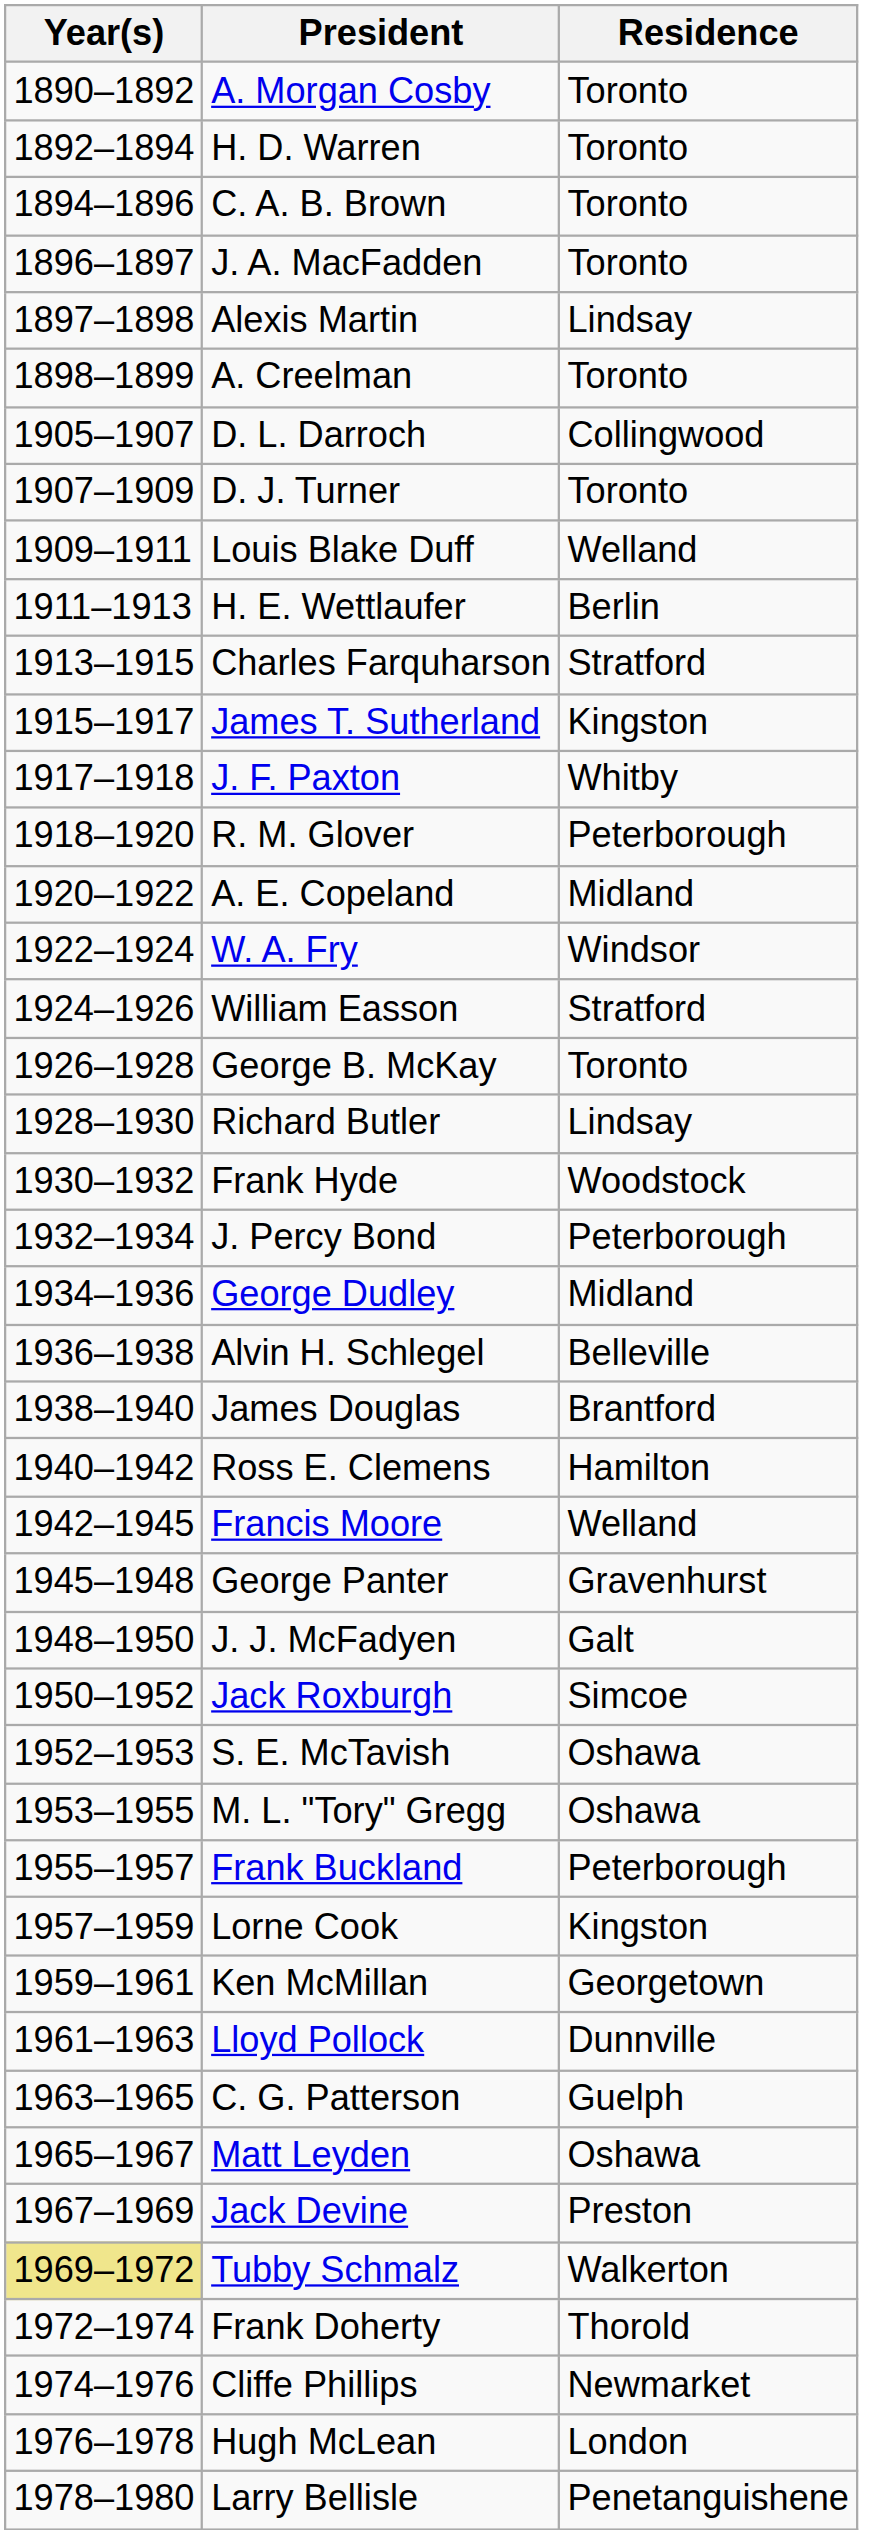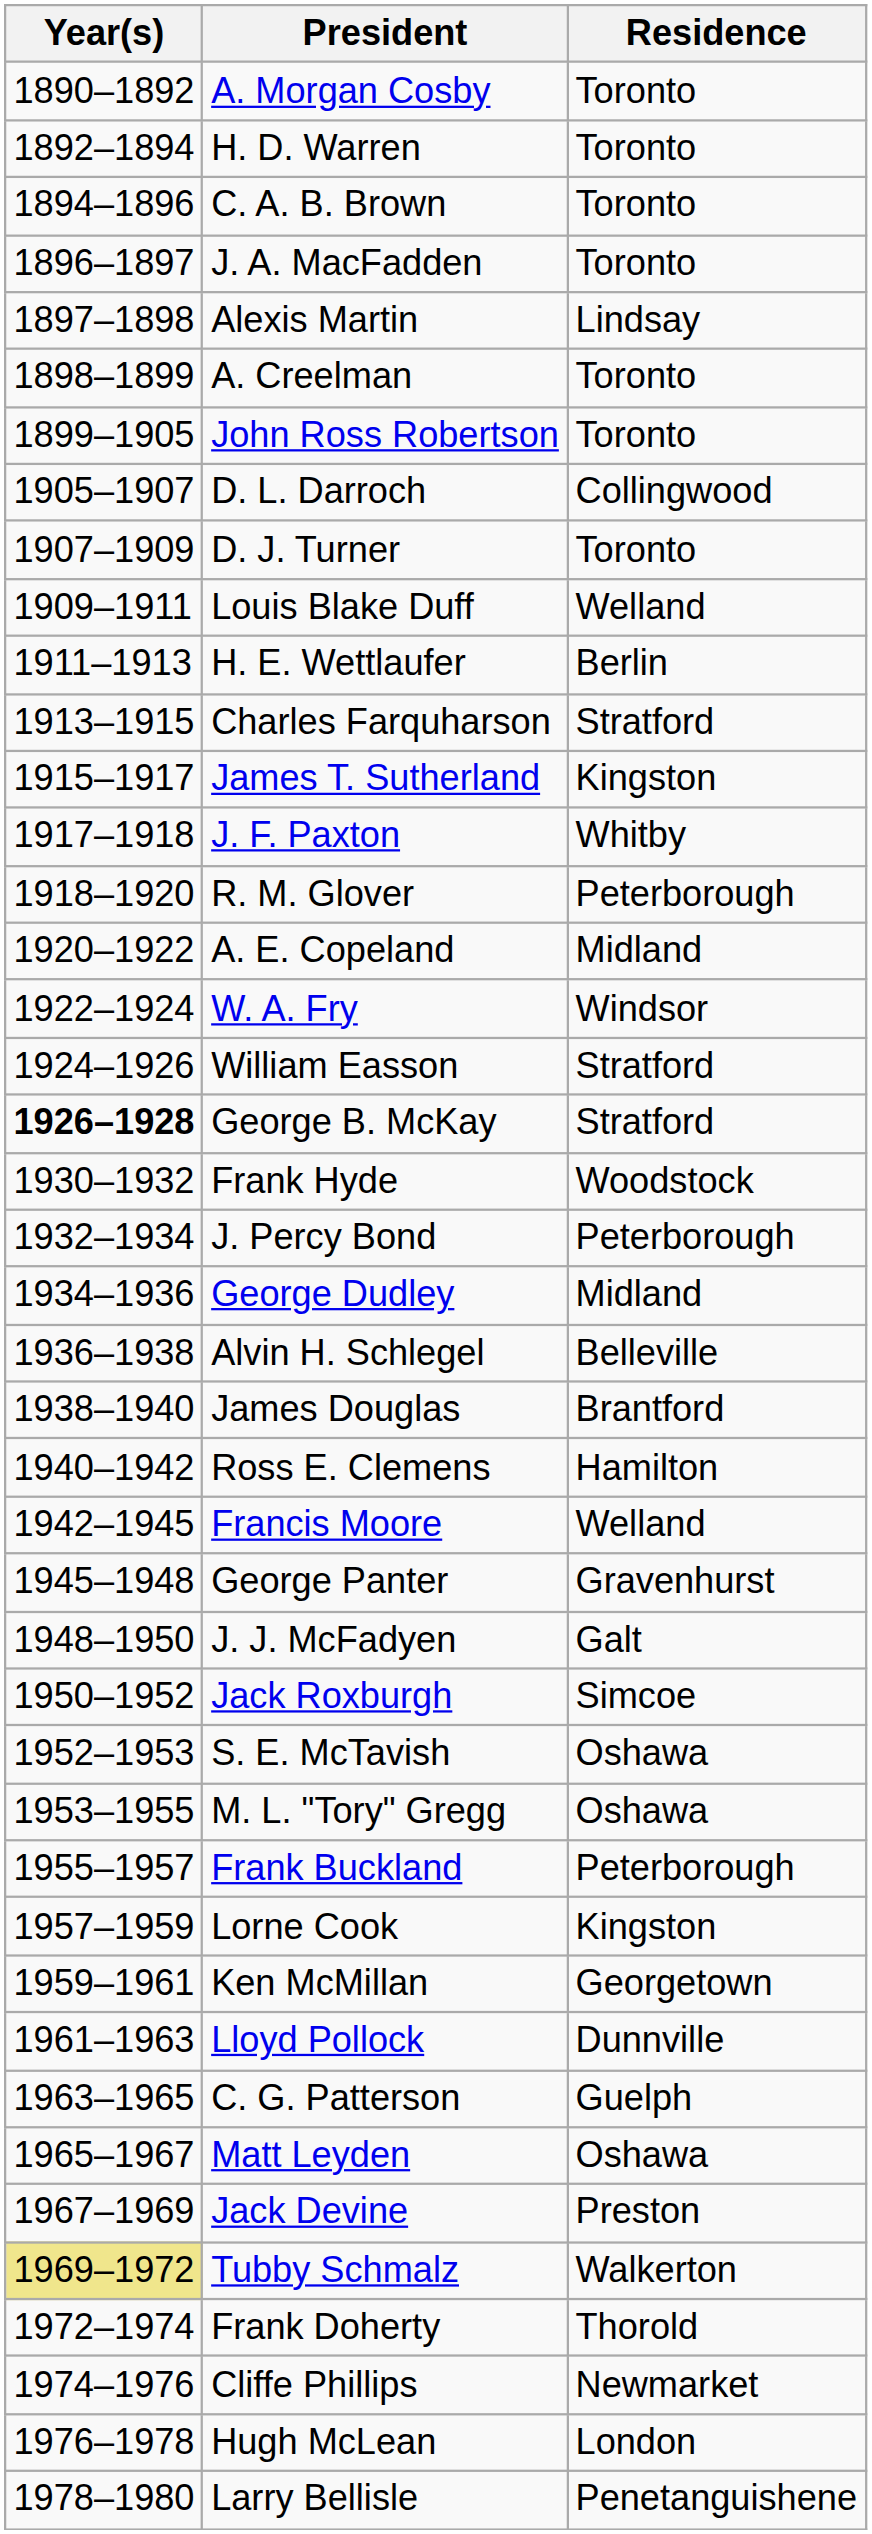+ row: (385, 434)
(104, 1065) normal -> (104, 1122) bold
(628, 1065) Toronto -> (645, 1122) Stratford
- row: (326, 1122)
